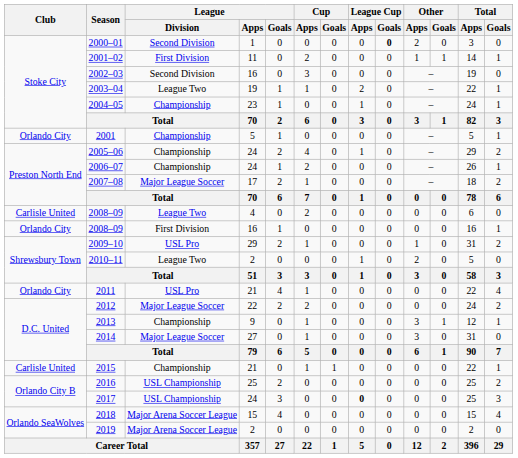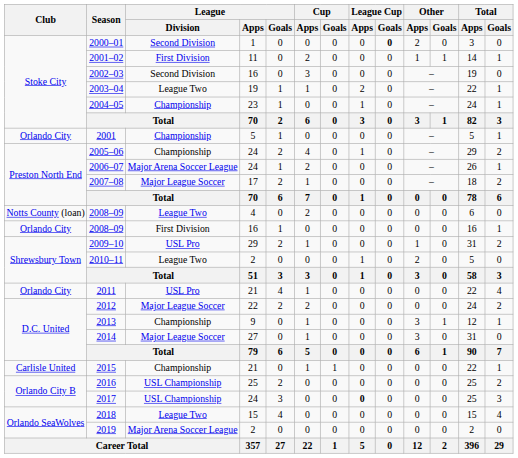(182, 167) Championship -> (183, 167) Major Arena Soccer League
(45, 213) Carlisle United -> (46, 213) Notts County (loan)
(182, 414) Major Arena Soccer League -> (183, 414) League Two
